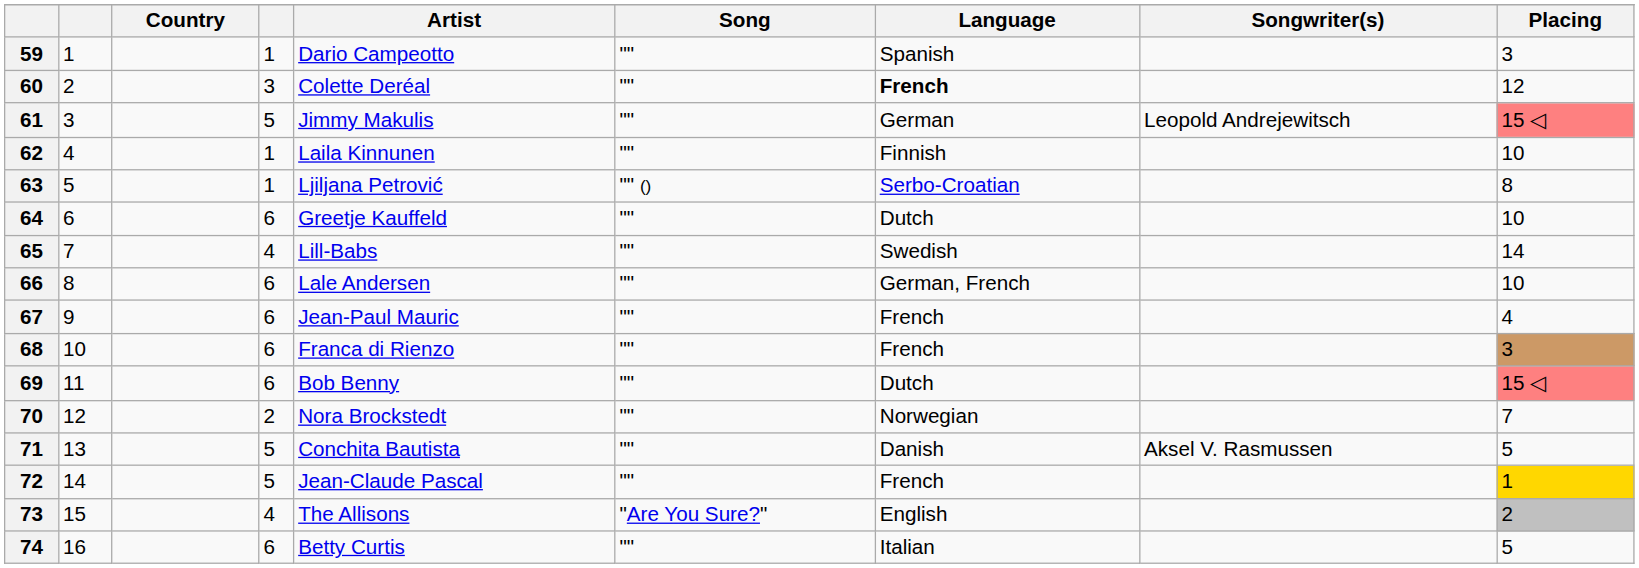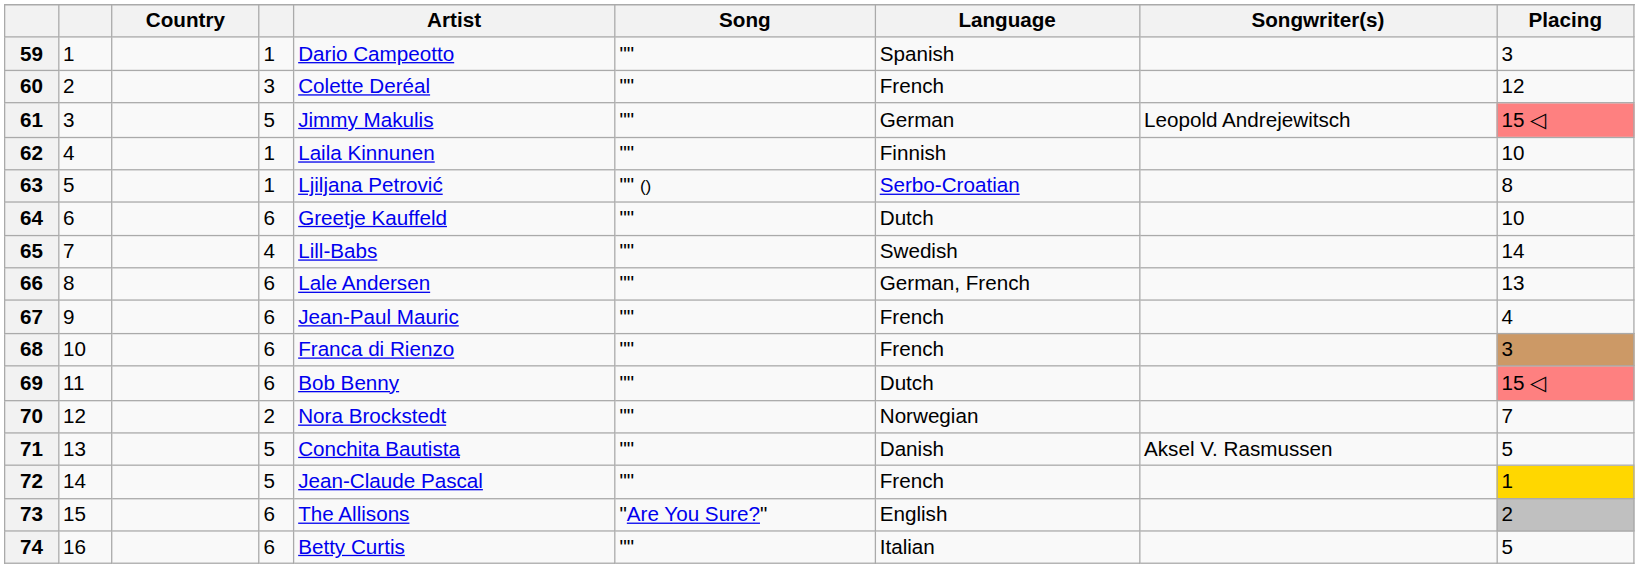(914, 86) bold -> (912, 86) normal
(1513, 284) 10 -> (1513, 284) 13
(269, 514) 4 -> (269, 514) 6
